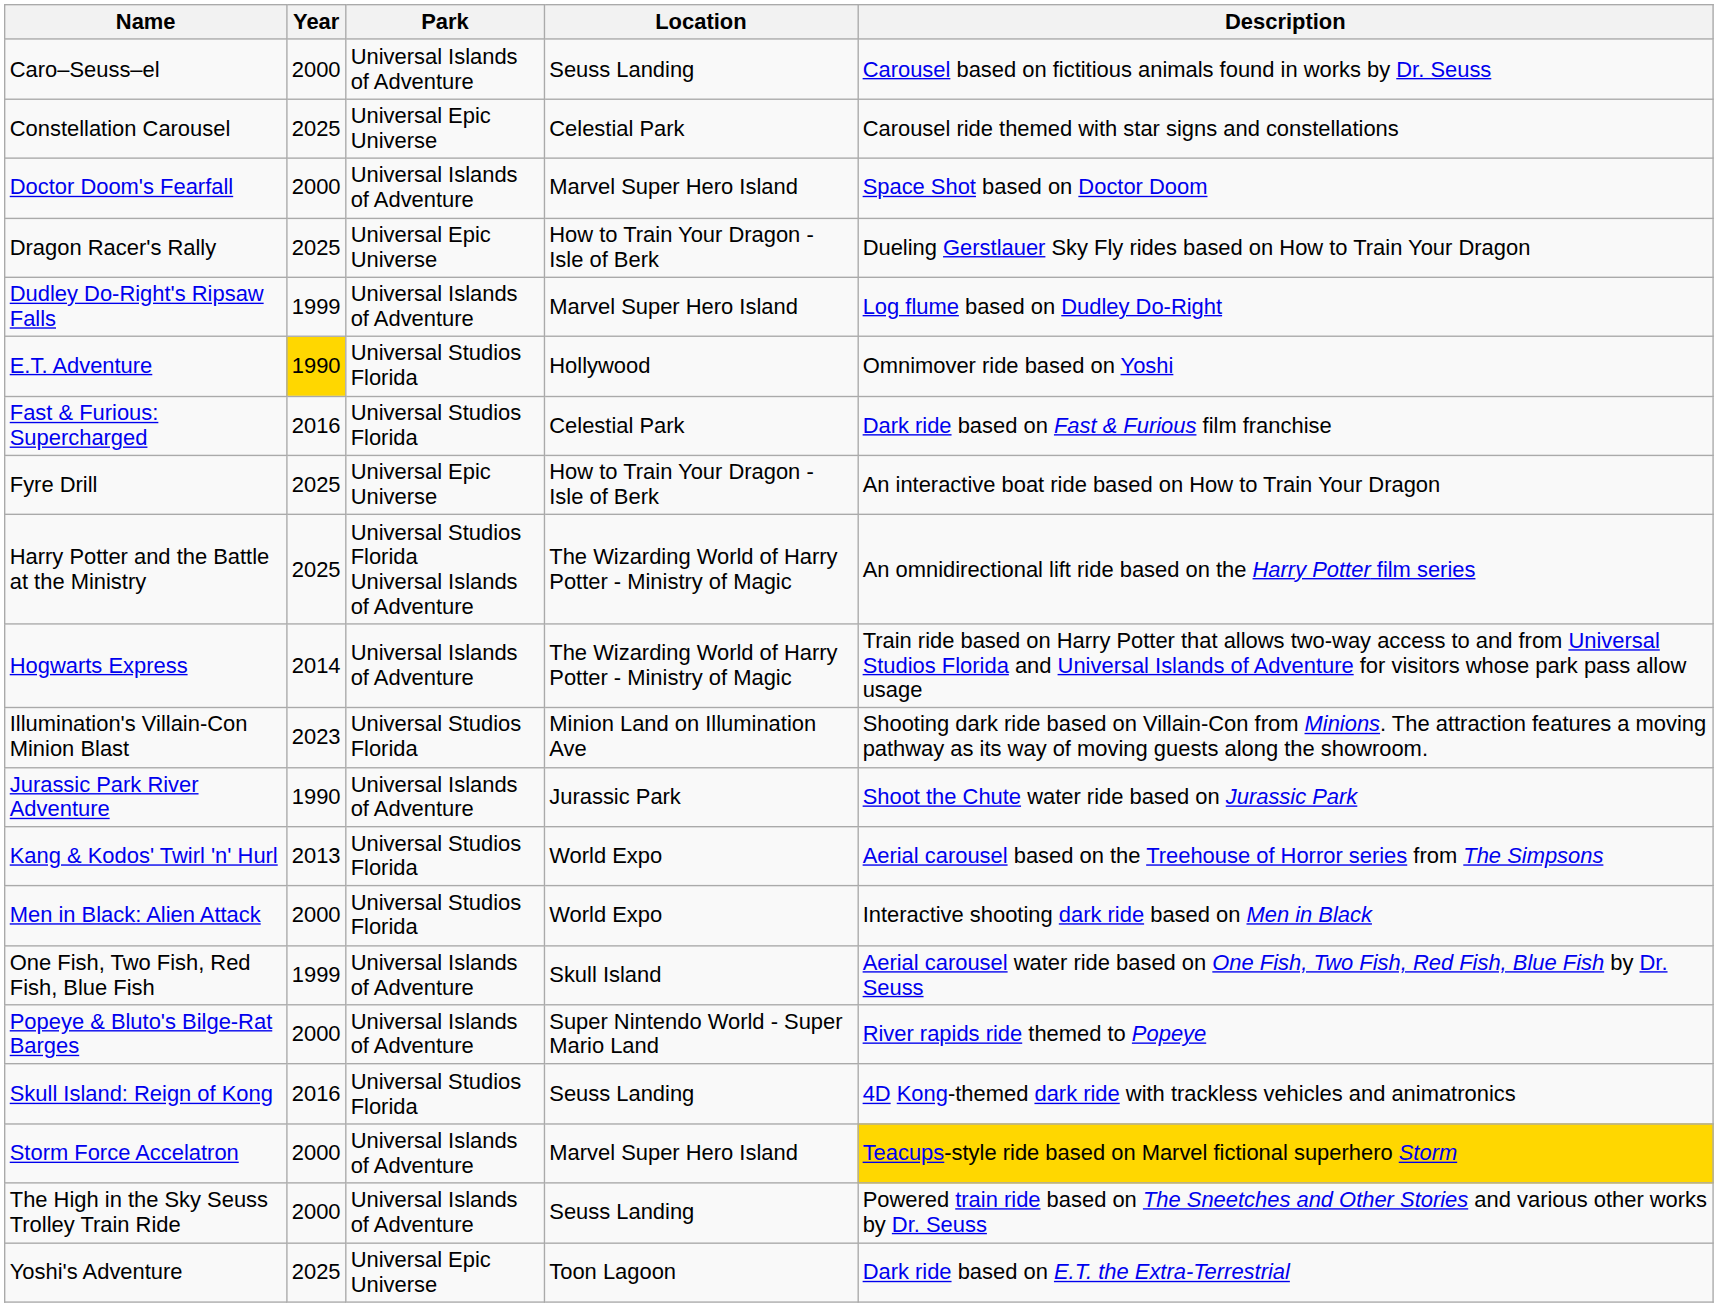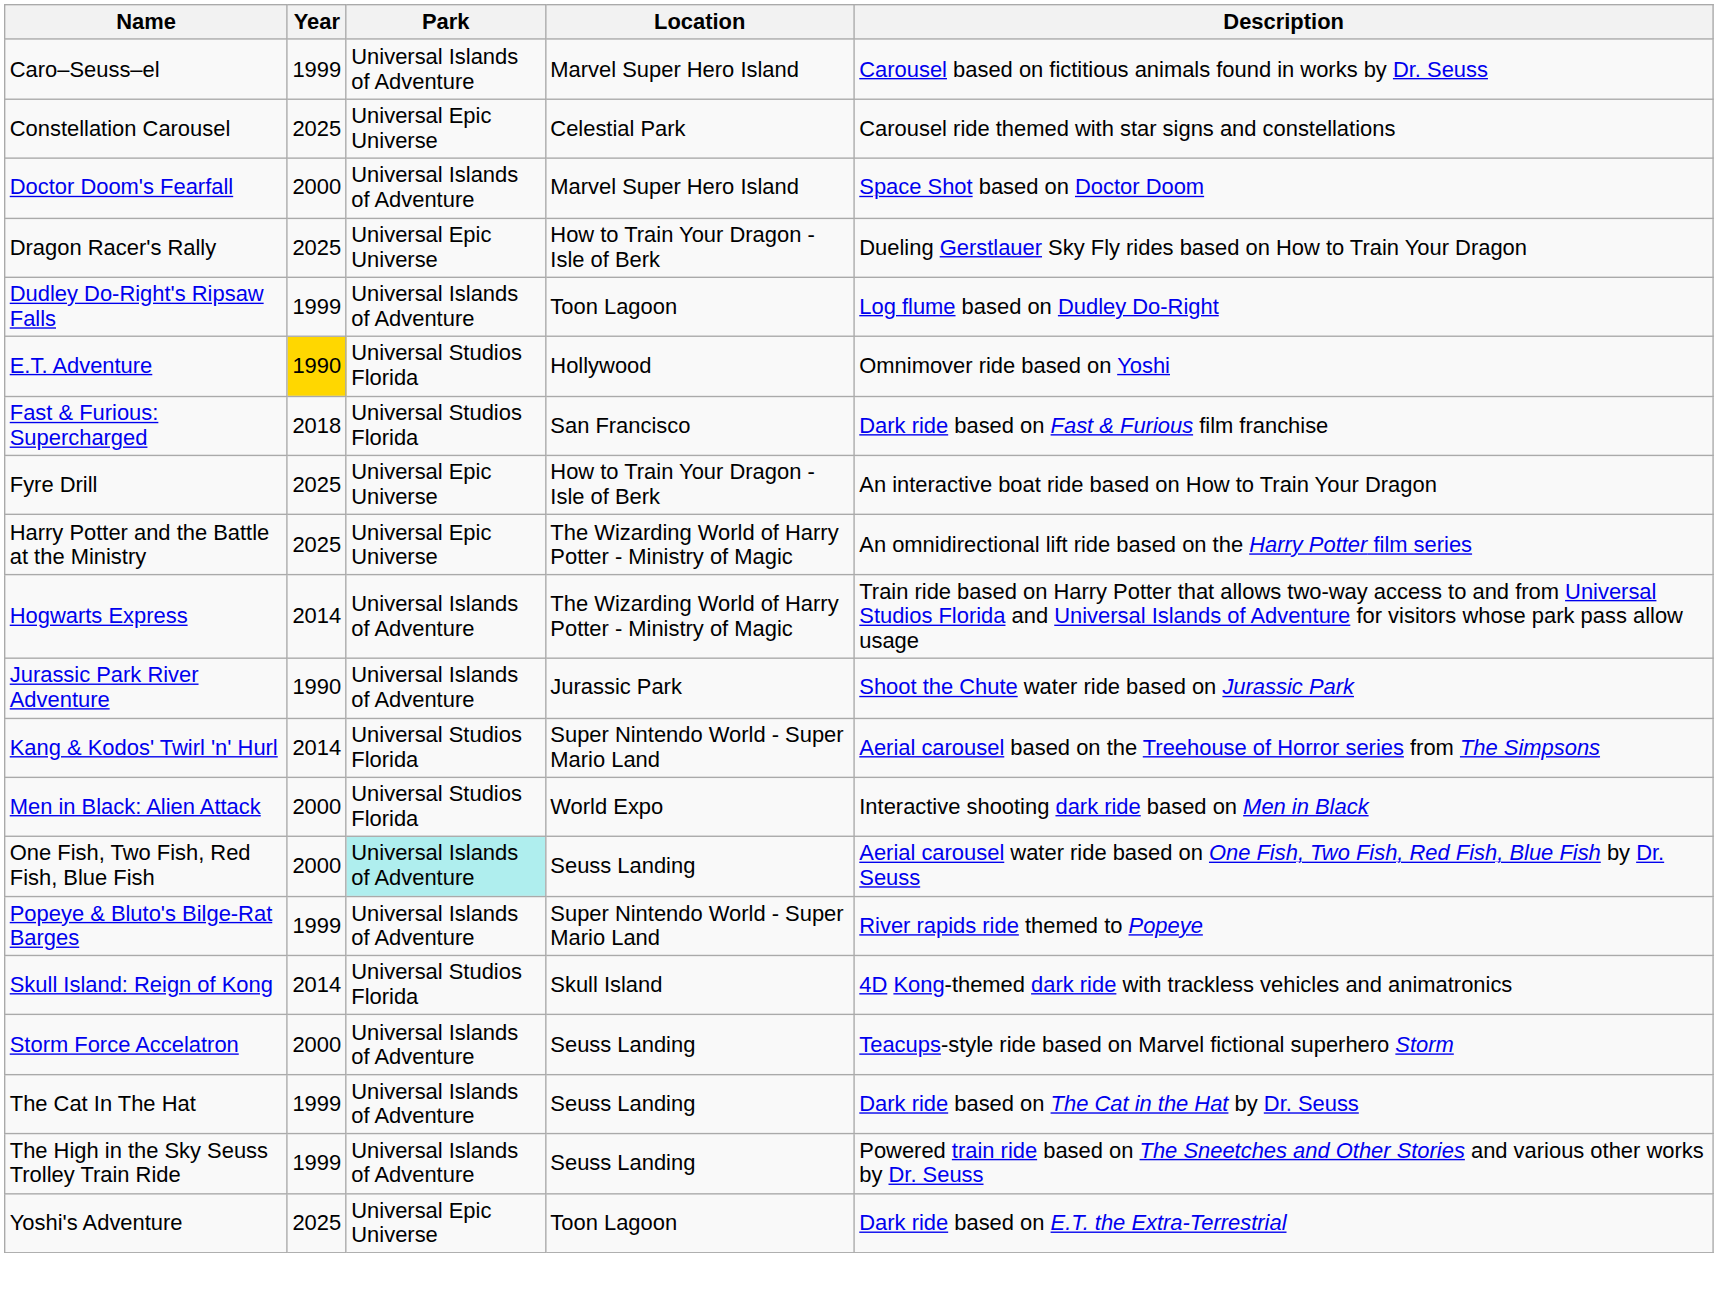(316, 68) 2000 -> (317, 68) 1999
(622, 68) Seuss Landing -> (675, 68) Marvel Super Hero Island
(674, 306) Marvel Super Hero Island -> (614, 306) Toon Lagoon
(316, 425) 2016 -> (317, 425) 2018
(617, 425) Celestial Park -> (620, 425) San Francisco
(436, 569) Universal Studios Florida Universal Islands of Adventure -> (421, 544) Universal Epic Universe
- row: (129, 737)
(316, 856) 2013 -> (317, 747) 2014
(606, 856) World Expo -> (697, 747) Super Nintendo World - Super Mario Land
(316, 974) 1999 -> (317, 866) 2000
(434, 974) no background -> (435, 866) paleturquoise background
(605, 974) Skull Island -> (623, 866) Seuss Landing
(316, 1034) 2000 -> (317, 925) 1999
(316, 1093) 2016 -> (317, 984) 2014
(622, 1093) Seuss Landing -> (606, 984) Skull Island
(674, 1153) Marvel Super Hero Island -> (623, 1044) Seuss Landing
(1160, 1153) gold background -> (1157, 1044) no background
+ row: (103, 1103)
(316, 1212) 2000 -> (317, 1163) 1999
